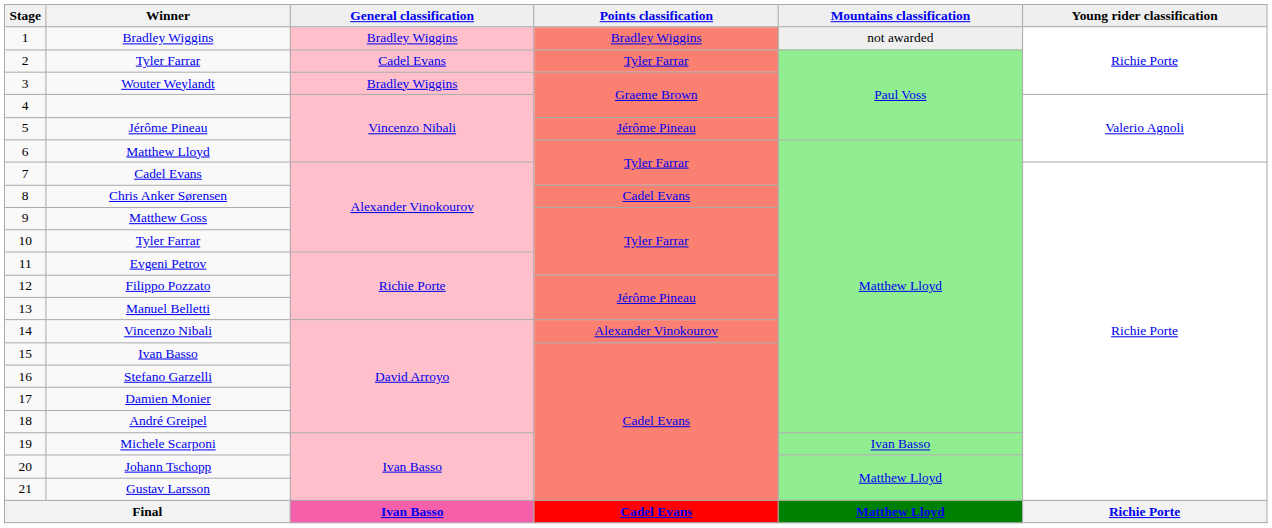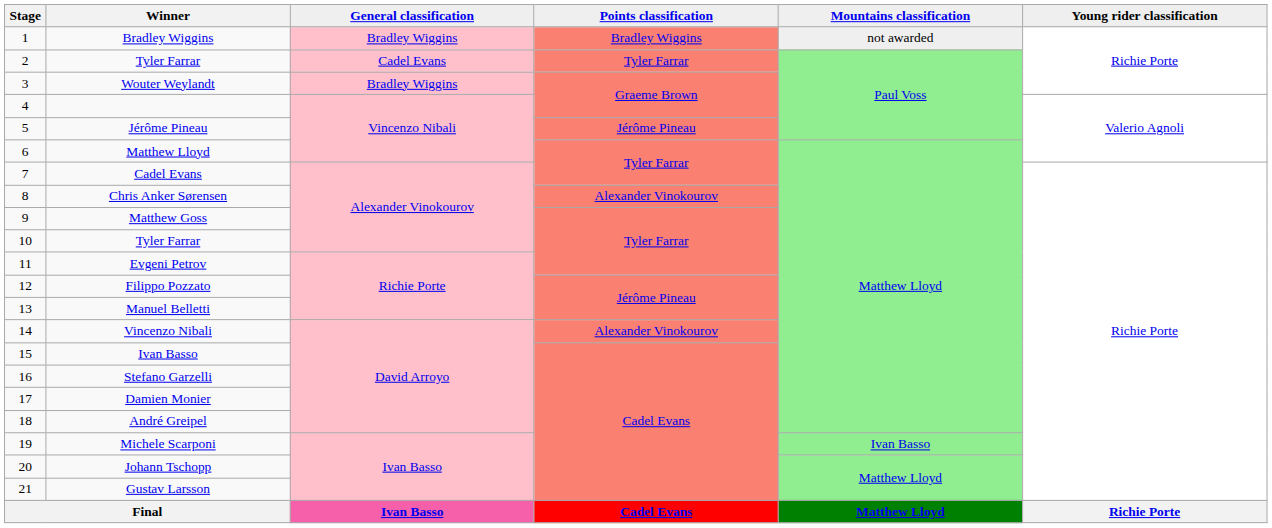(656, 196) Cadel Evans -> (656, 196) Alexander Vinokourov
